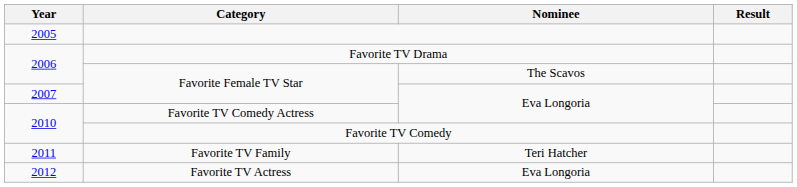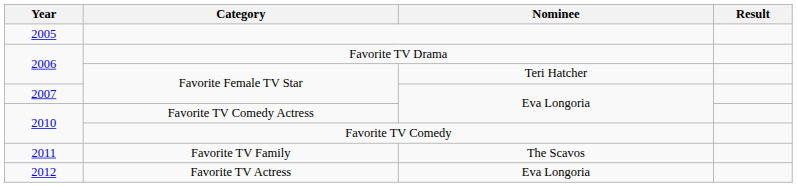(556, 73) The Scavos -> (556, 73) Teri Hatcher
(556, 152) Teri Hatcher -> (556, 152) The Scavos
